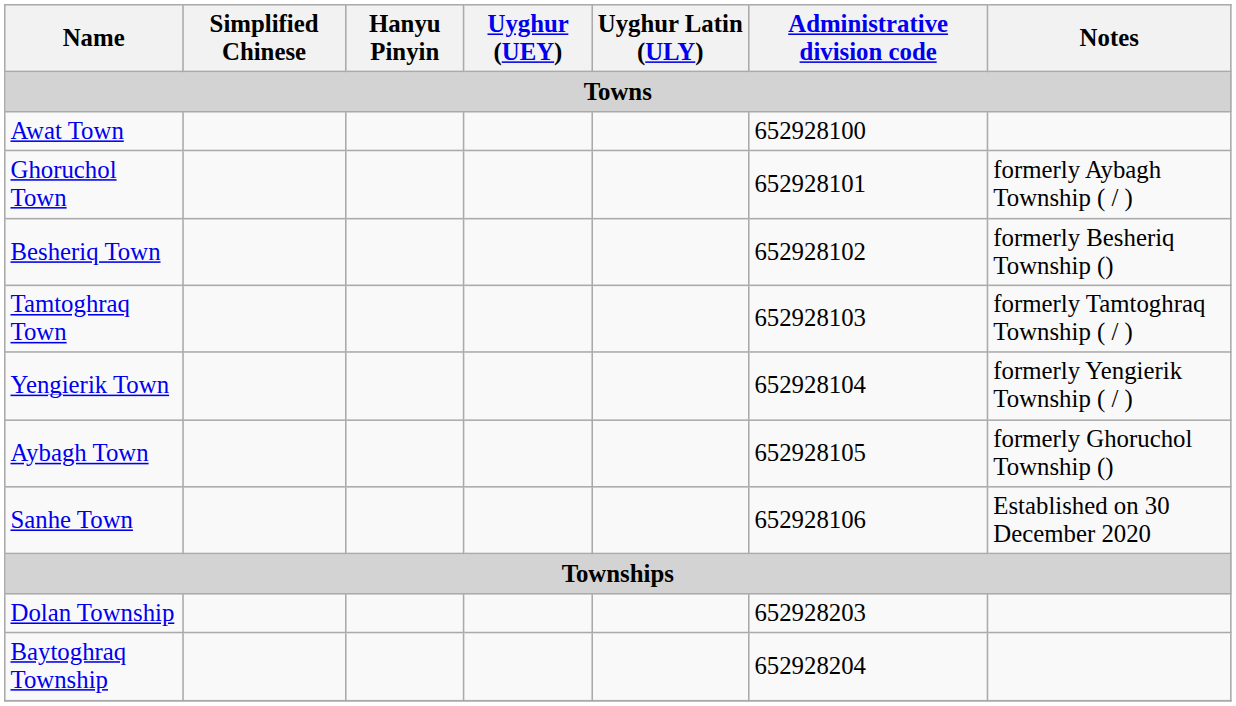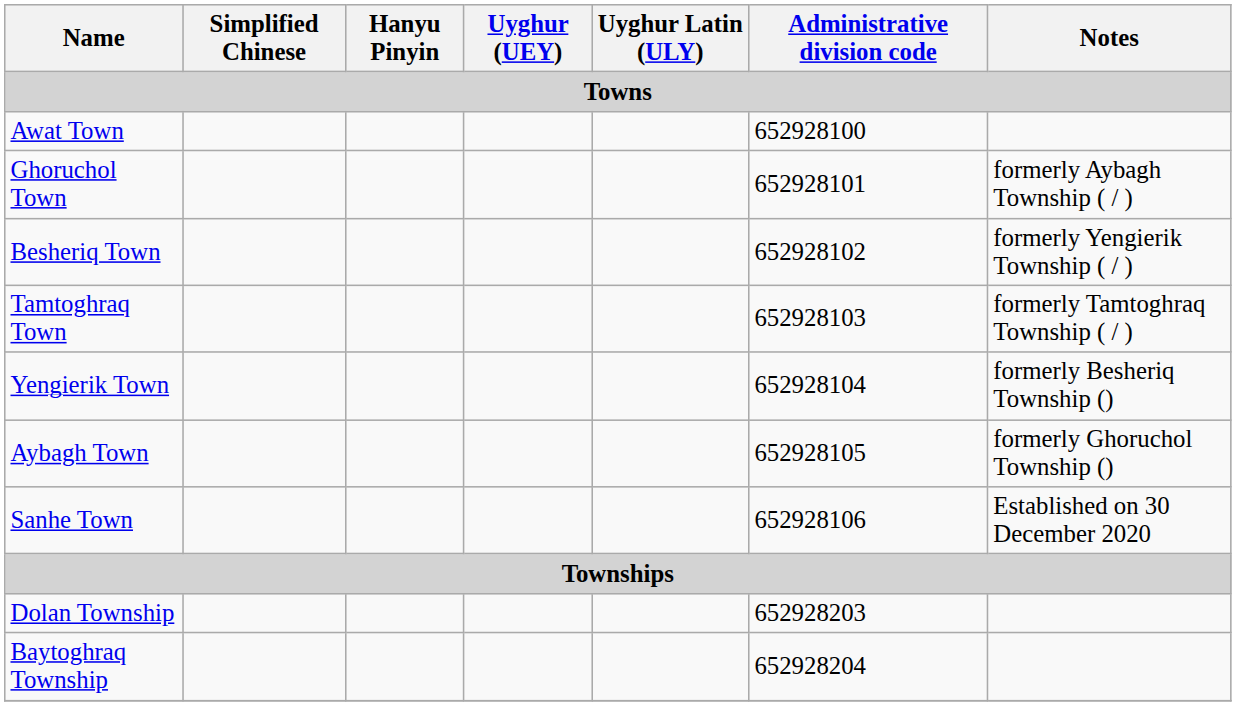(1084, 251) formerly Besheriq Township () -> (1088, 251) formerly Yengierik Township ( / )
(1088, 385) formerly Yengierik Township ( / ) -> (1084, 385) formerly Besheriq Township ()
